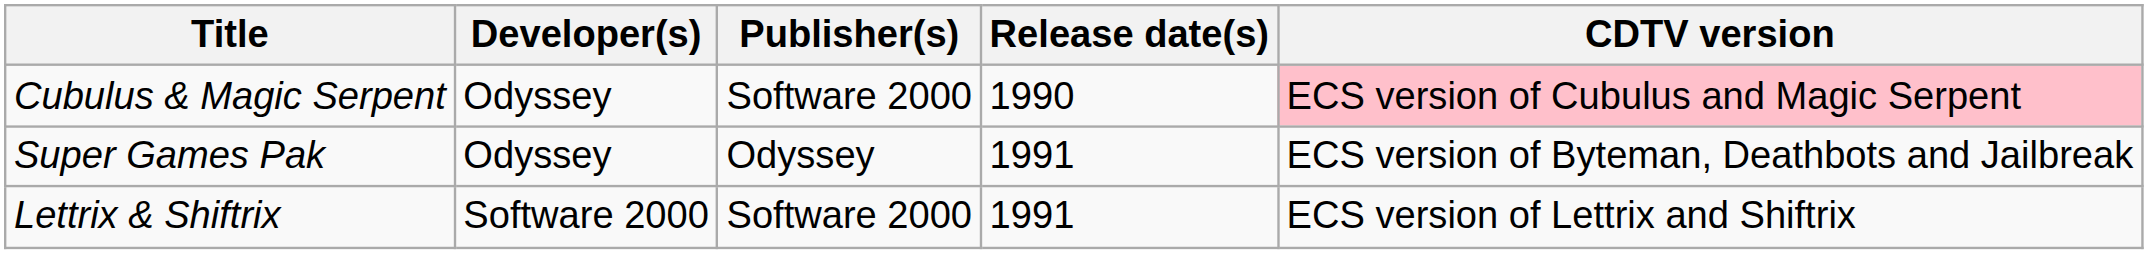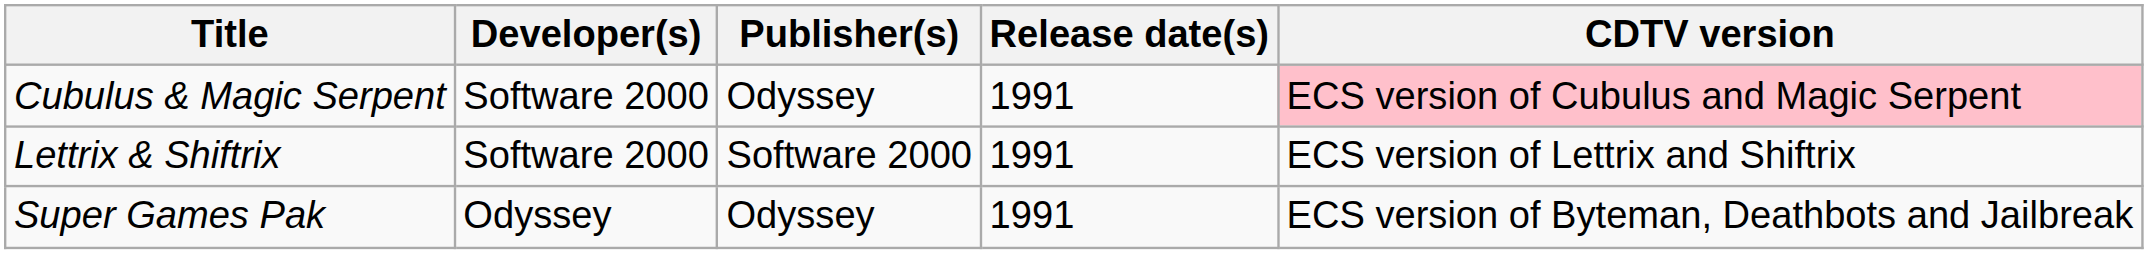(537, 95) Odyssey -> (586, 95) Software 2000
(849, 95) Software 2000 -> (801, 95) Odyssey
(1032, 95) 1990 -> (1032, 95) 1991
rows swapped: (147, 215) <-> (170, 155)
